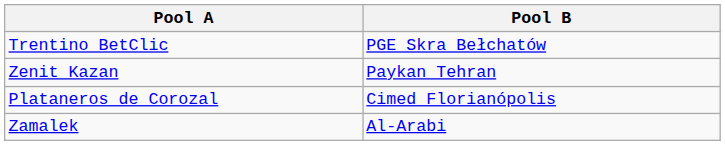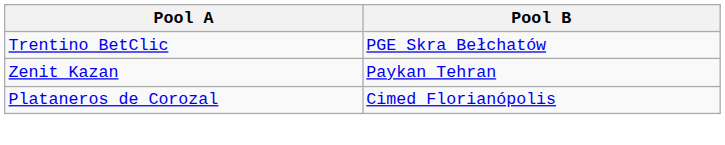- row: (44, 127)
